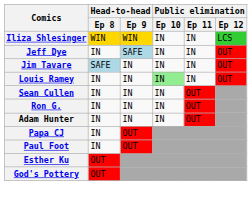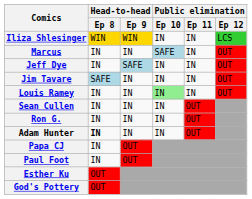+ row: (46, 52)
(95, 120) normal -> (95, 133) bold
